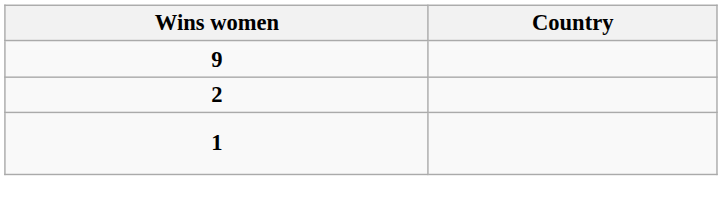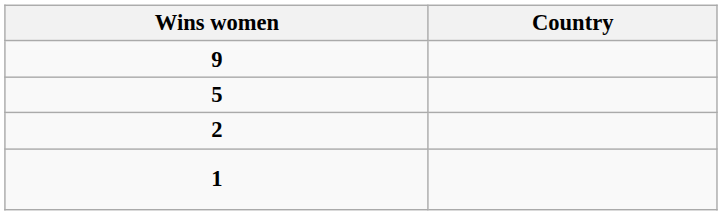+ row: (217, 94)
